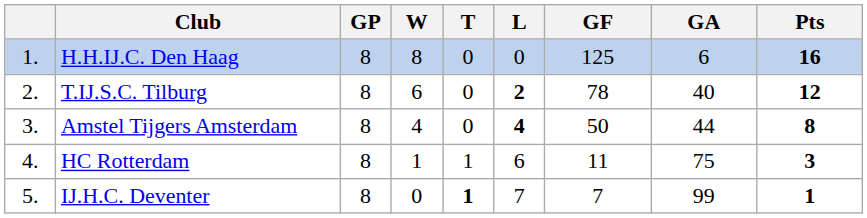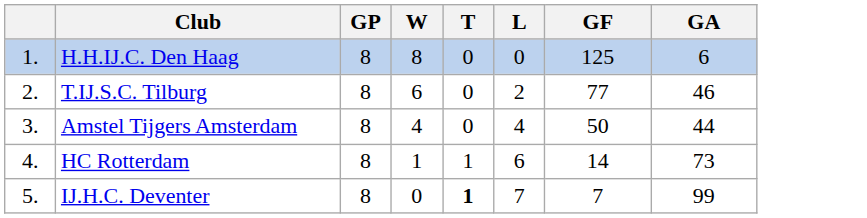- column: (810, 21)
(519, 91) bold -> (519, 91) normal
(598, 91) 78 -> (598, 91) 77
(704, 91) 40 -> (704, 91) 46
(519, 126) bold -> (519, 126) normal
(598, 160) 11 -> (598, 160) 14
(704, 160) 75 -> (704, 160) 73
